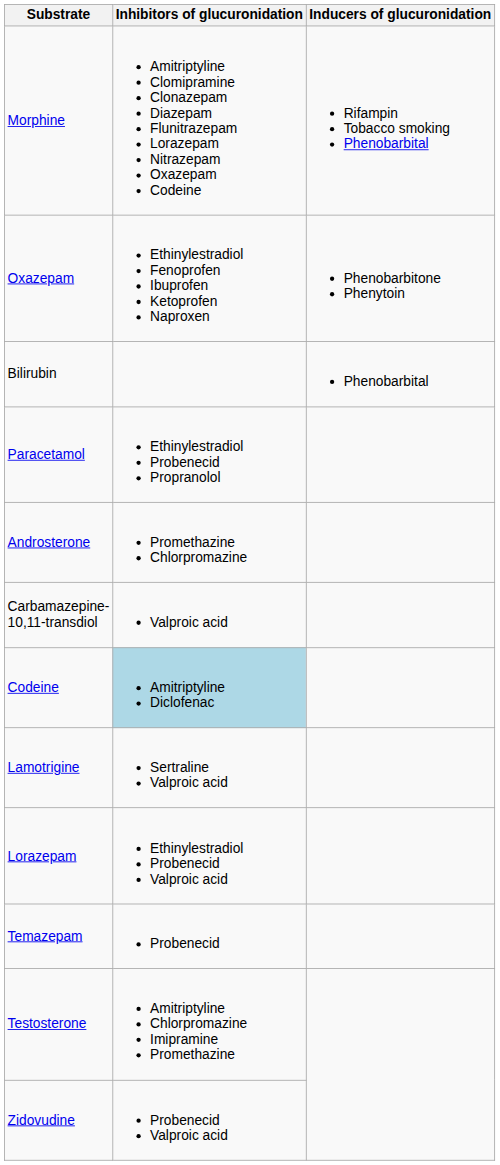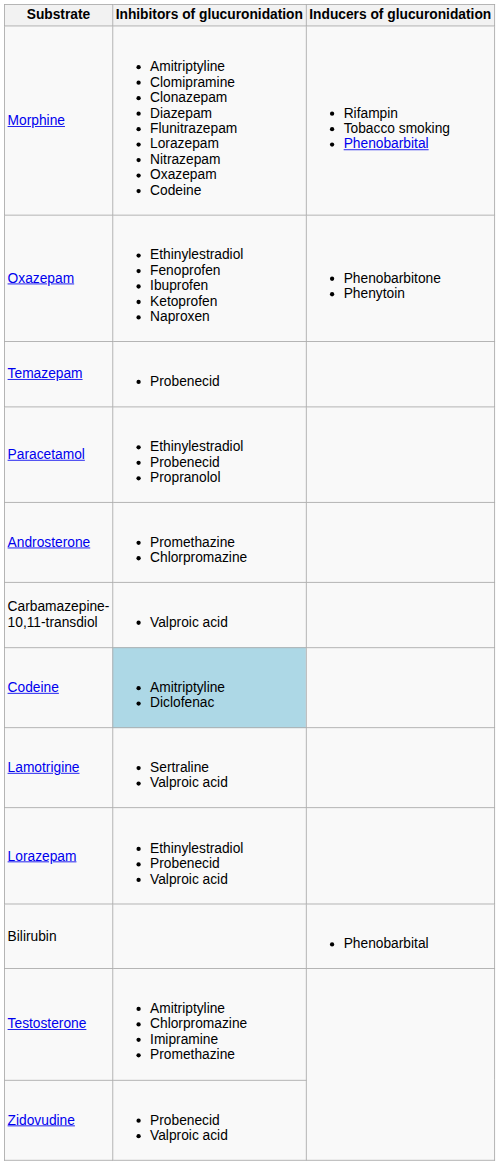rows swapped: (32, 374) <-> (45, 936)
